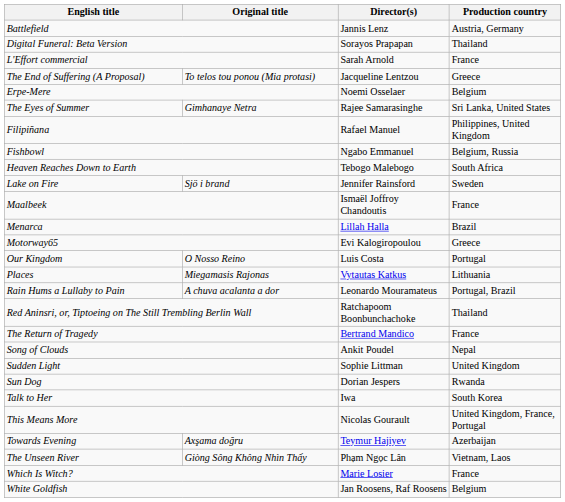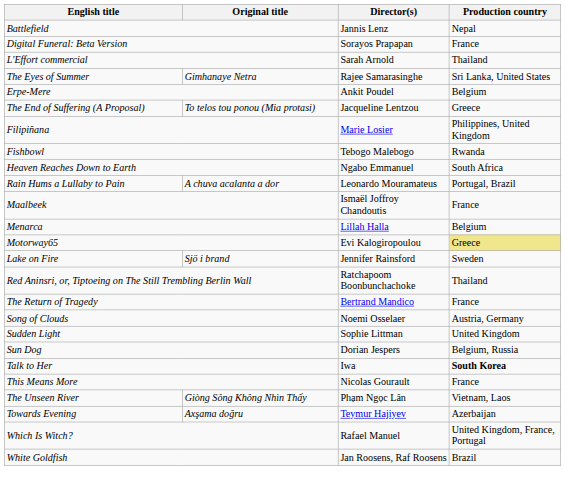(488, 28) Austria, Germany -> (464, 28) Nepal
(470, 44) Thailand -> (465, 44) France
(465, 60) France -> (470, 60) Thailand
rows swapped: (76, 76) <-> (48, 108)
(373, 92) Noemi Osselaer -> (367, 92) Ankit Poudel
(370, 130) Rafael Manuel -> (367, 130) Marie Losier
(377, 151) Ngabo Emmanuel -> (377, 151) Tebogo Malebogo
(485, 151) Belgium, Russia -> (468, 151) Rwanda
(377, 167) Tebogo Malebogo -> (377, 167) Ngabo Emmanuel
rows swapped: (32, 183) <-> (66, 290)
(464, 227) Brazil -> (469, 227) Belgium
(466, 242) no background -> (466, 242) khaki background
- row: (35, 258)
- row: (20, 274)
(367, 350) Ankit Poudel -> (373, 318) Noemi Osselaer
(464, 350) Nepal -> (488, 318) Austria, Germany
(468, 382) Rwanda -> (485, 350) Belgium, Russia
(477, 398) normal -> (479, 366) bold
(503, 419) United Kingdom, France, Portugal -> (465, 382) France
rows swapped: (41, 441) <-> (43, 457)
(367, 473) Marie Losier -> (370, 435) Rafael Manuel
(465, 473) France -> (503, 435) United Kingdom, France, Portugal
(469, 489) Belgium -> (464, 457) Brazil
